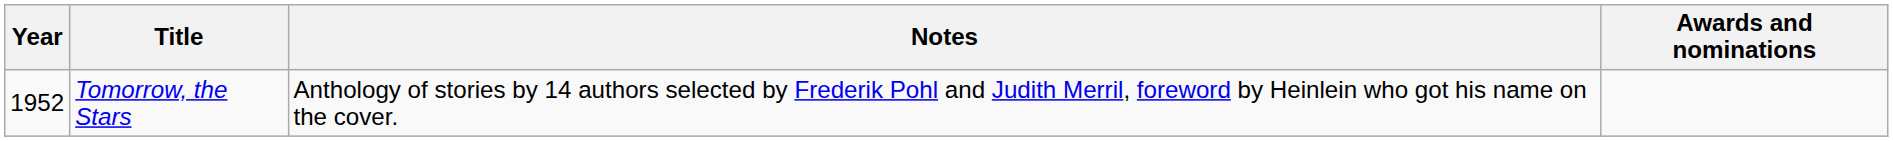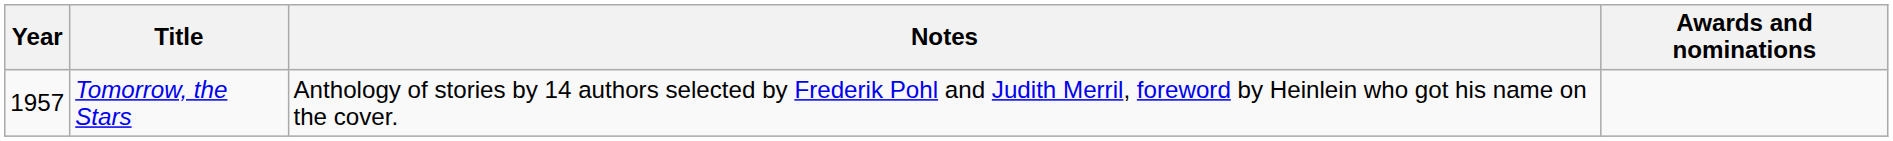(37, 102) 1952 -> (37, 102) 1957
